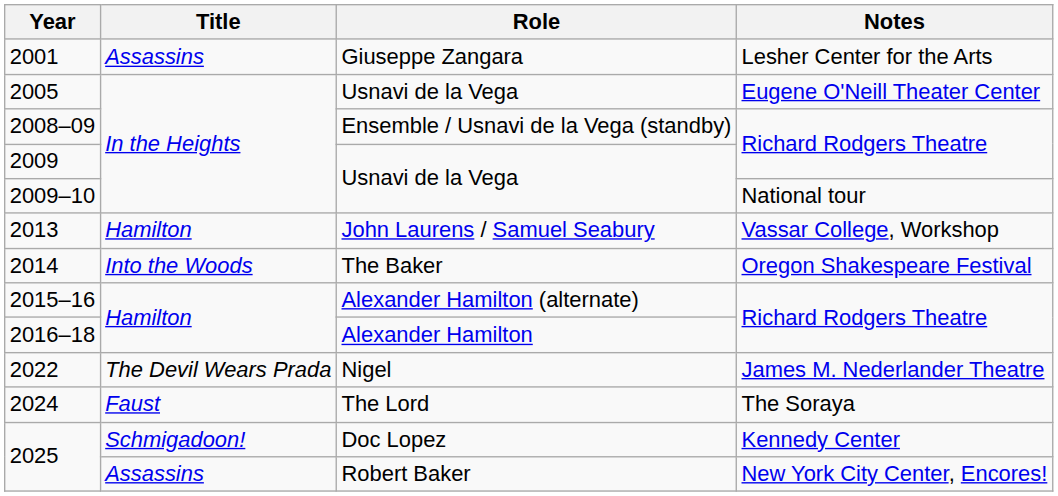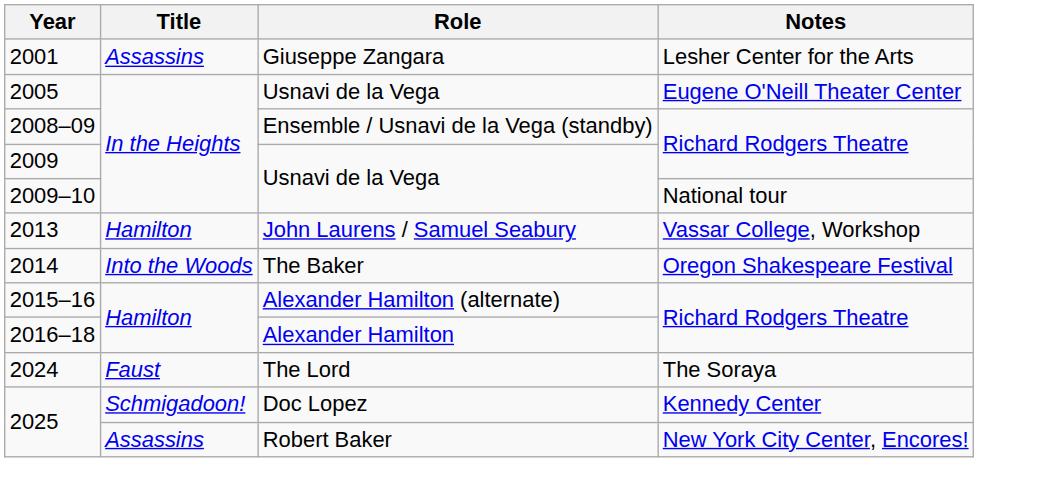- row: (34, 369)
